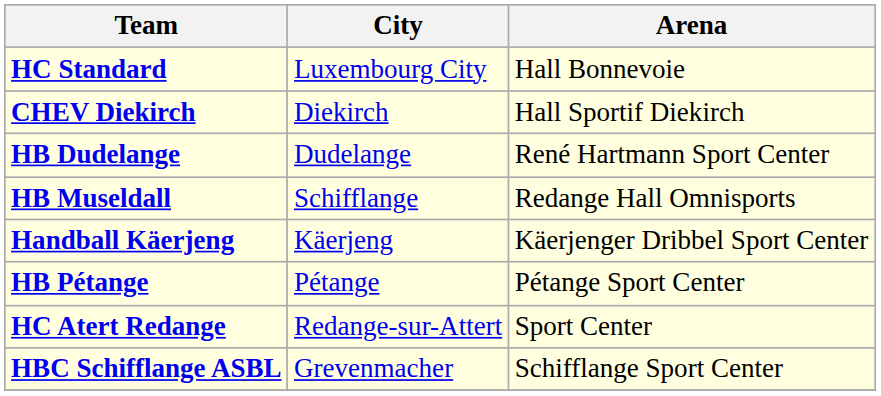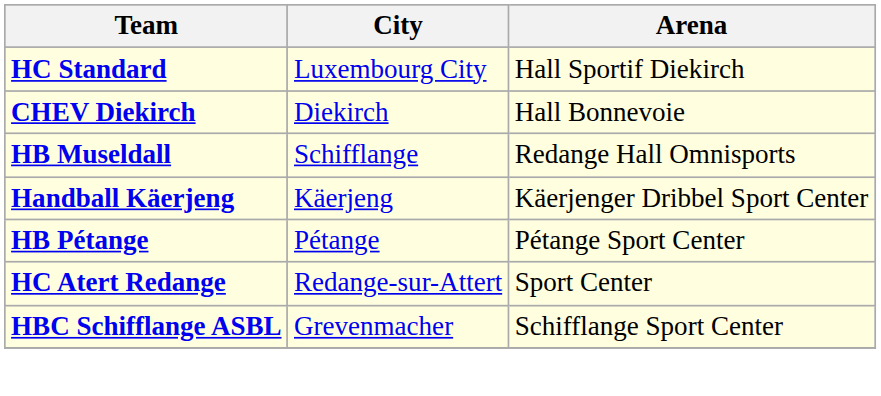(600, 68) Hall Bonnevoie -> (630, 68) Hall Sportif Diekirch
(630, 111) Hall Sportif Diekirch -> (600, 111) Hall Bonnevoie
- row: (96, 154)
